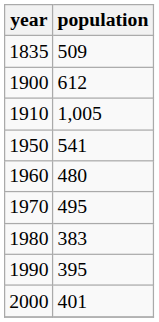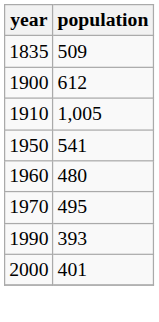- row: (29, 238)
(72, 269) 395 -> (72, 238) 393
